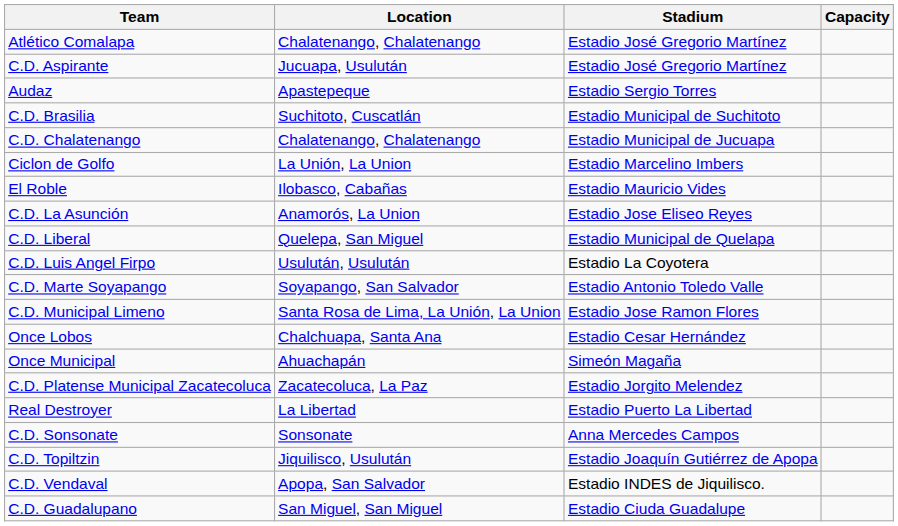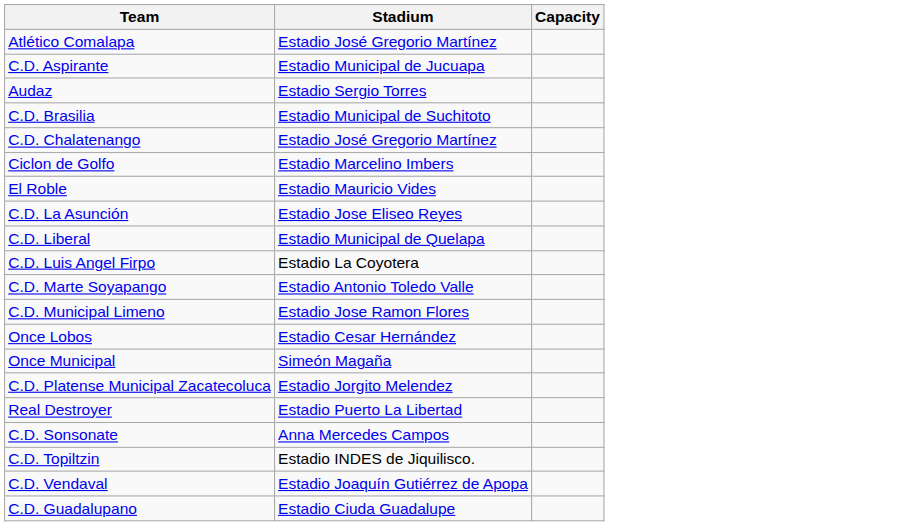- column: (419, 17)
(677, 66) Estadio José Gregorio Martínez -> (381, 66) Estadio Municipal de Jucuapa
(671, 140) Estadio Municipal de Jucuapa -> (387, 140) Estadio José Gregorio Martínez
(693, 459) Estadio Joaquín Gutiérrez de Apopa -> (377, 459) Estadio INDES de Jiquilisco.
(666, 484) Estadio INDES de Jiquilisco. -> (403, 484) Estadio Joaquín Gutiérrez de Apopa
